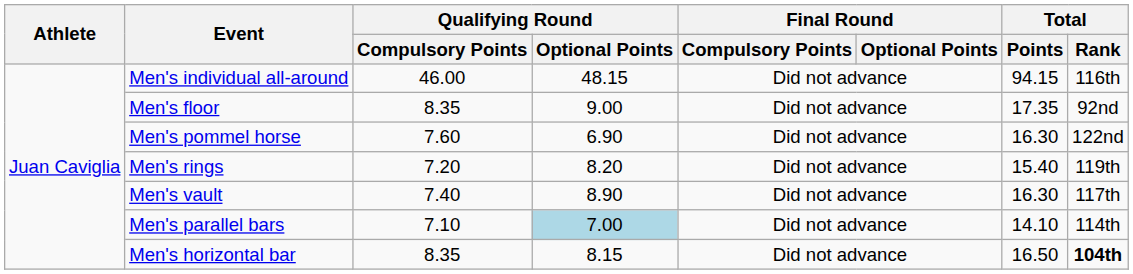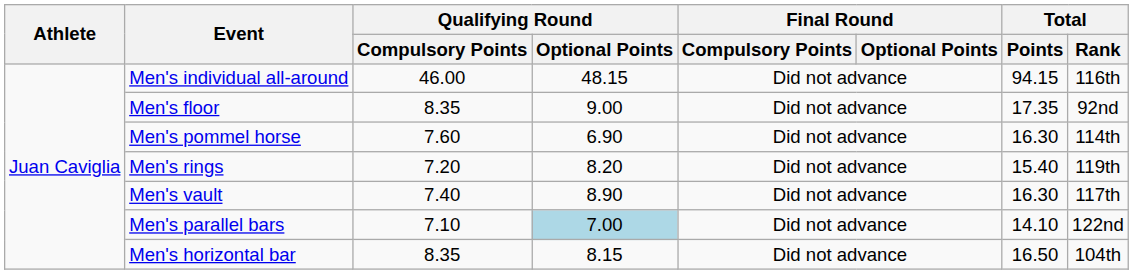(1098, 137) 122nd -> (1098, 137) 114th
(1098, 225) 114th -> (1098, 225) 122nd
(1098, 254) bold -> (1098, 254) normal
